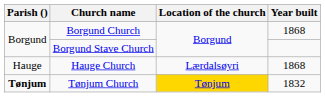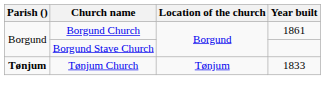(294, 30) 1868 -> (294, 30) 1861
- row: (103, 65)
(212, 83) gold background -> (212, 65) no background
(294, 83) 1832 -> (294, 65) 1833
